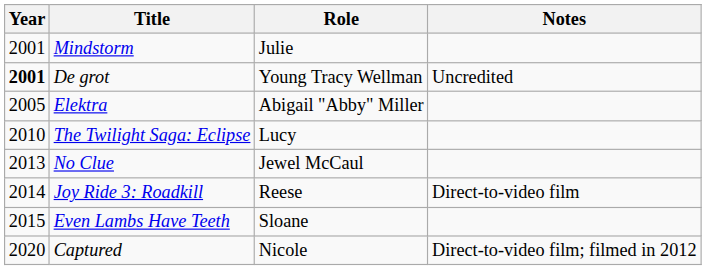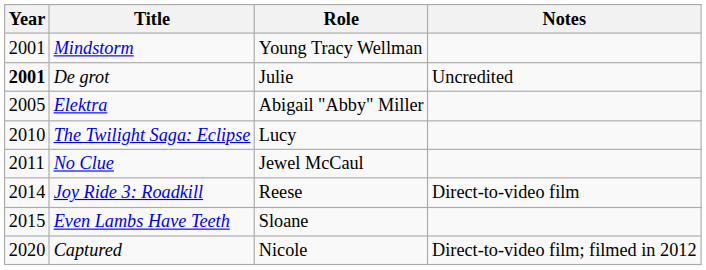(276, 47) Julie -> (341, 47) Young Tracy Wellman
(341, 76) Young Tracy Wellman -> (276, 76) Julie
(27, 163) 2013 -> (27, 163) 2011
